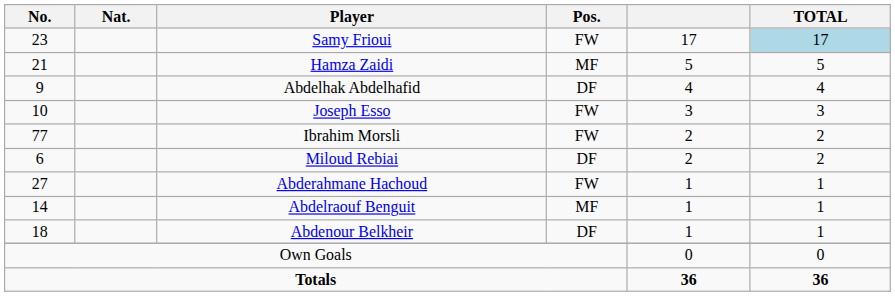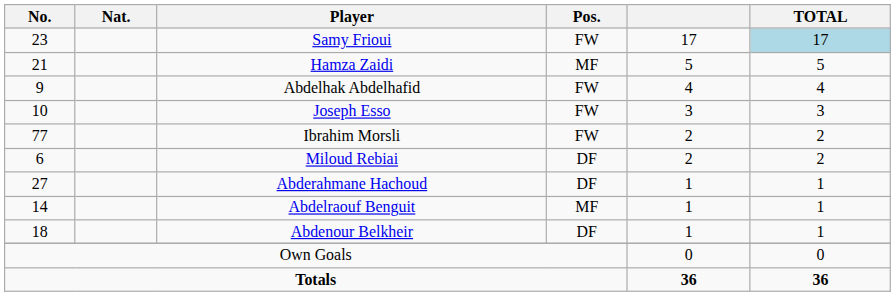(587, 87) DF -> (587, 87) FW
(587, 183) FW -> (587, 183) DF
